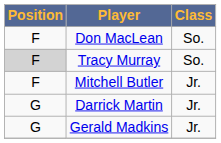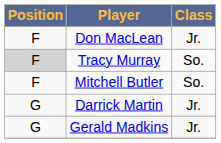(194, 37) So. -> (194, 37) Jr.
(194, 82) Jr. -> (194, 82) So.
